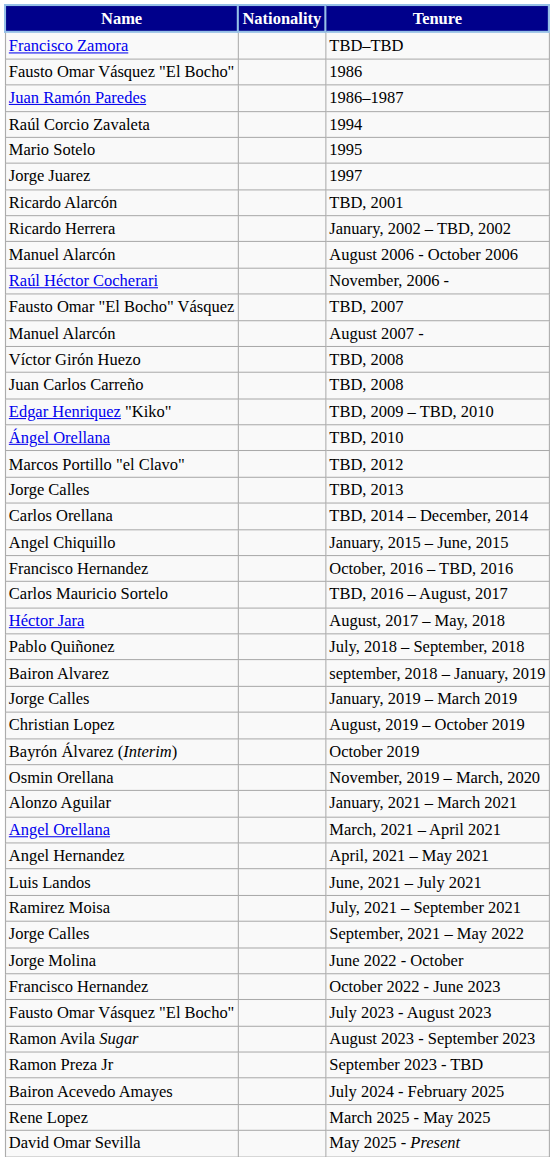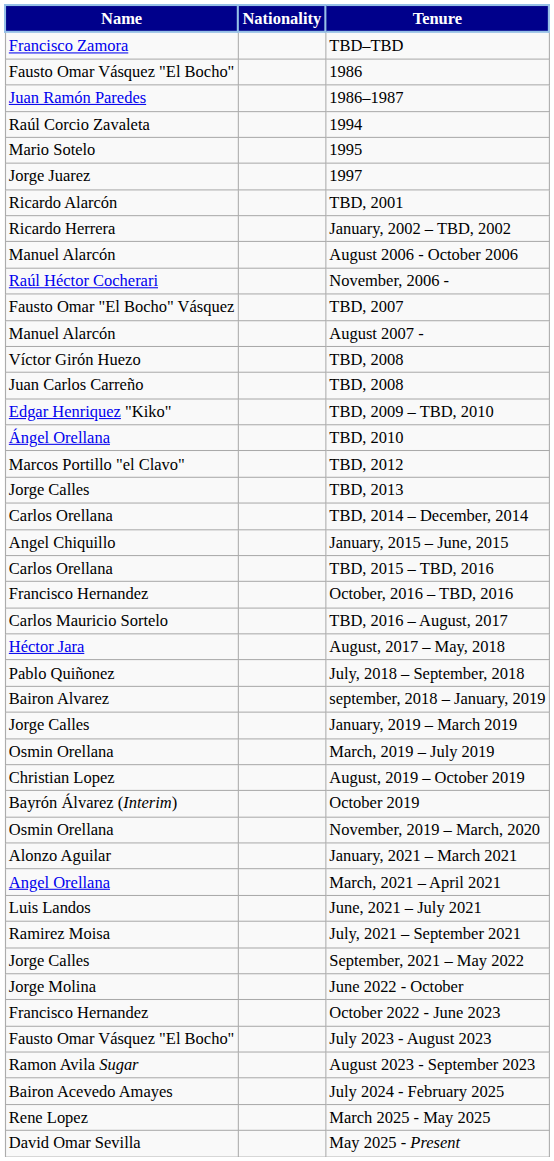+ row: (61, 568)
+ row: (61, 751)
- row: (67, 855)
- row: (61, 1065)
